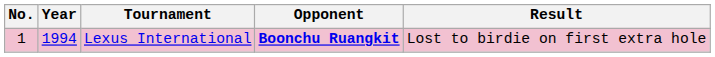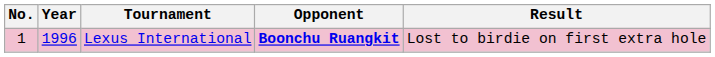(59, 41) 1994 -> (59, 41) 1996
